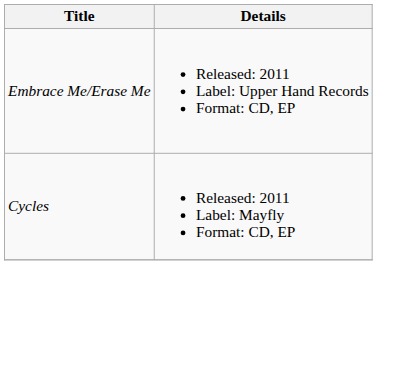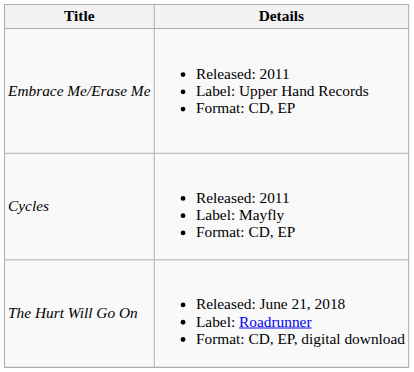+ row: (73, 313)
